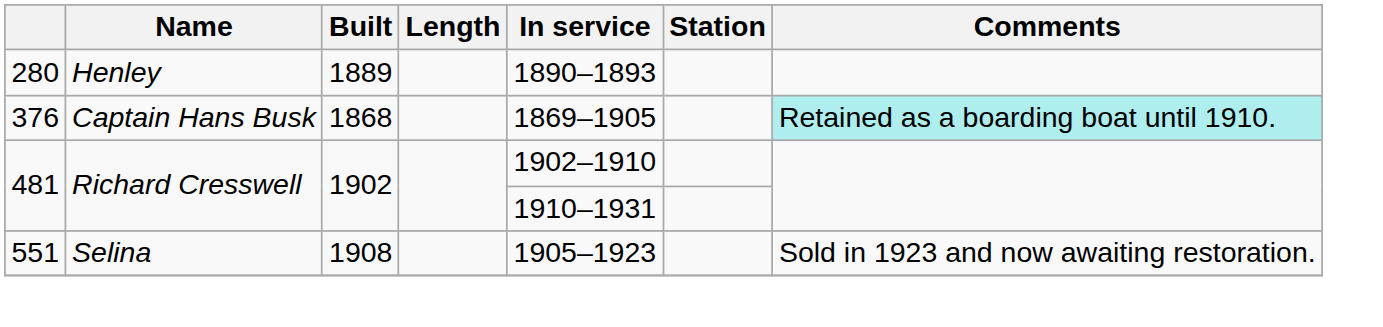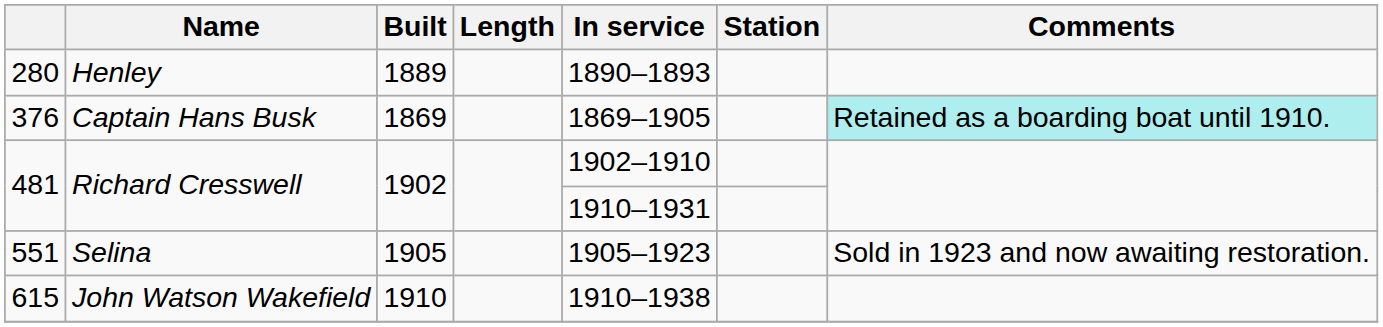(361, 117) 1868 -> (415, 117) 1869
(361, 252) 1908 -> (415, 252) 1905
+ row: (35, 298)
